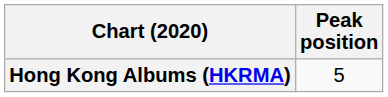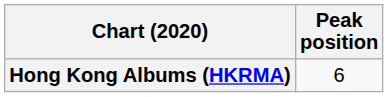(339, 75) 5 -> (339, 75) 6
